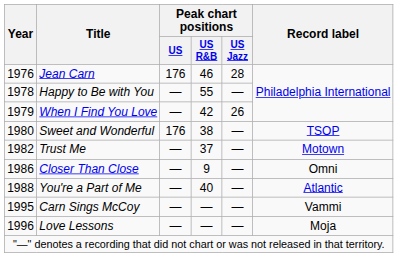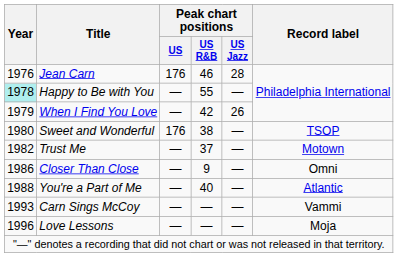(20, 92) no background -> (20, 92) paleturquoise background
(20, 206) 1995 -> (20, 206) 1993
